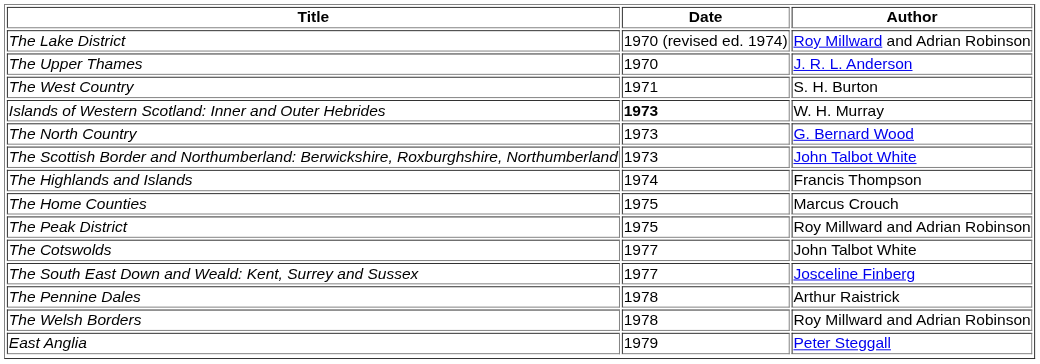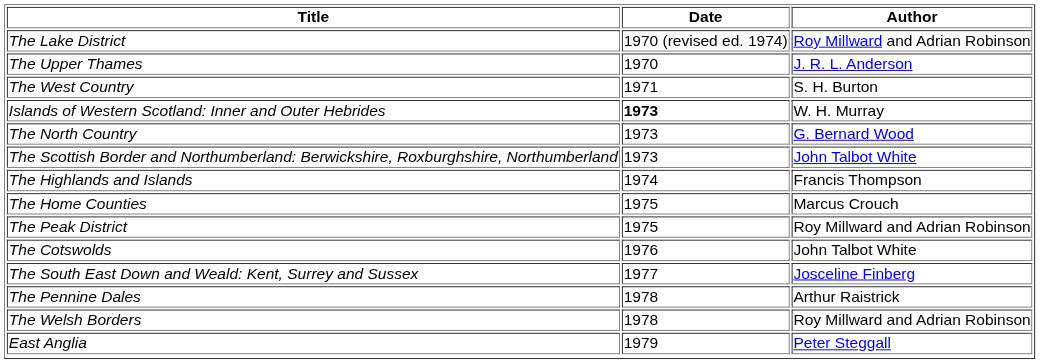(641, 250) 1977 -> (641, 250) 1976
